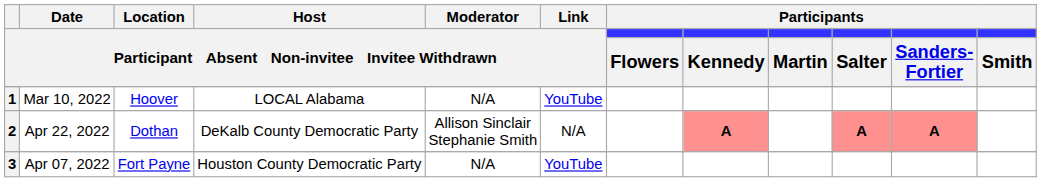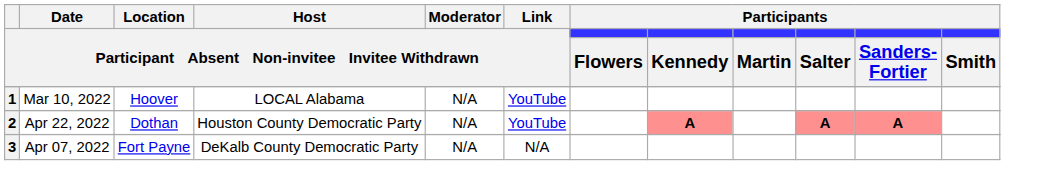(309, 131) DeKalb County Democratic Party -> (309, 123) Houston County Democratic Party
(483, 131) Allison Sinclair Stephanie Smith -> (465, 123) N/A
(573, 131) N/A -> (537, 123) YouTube
(309, 164) Houston County Democratic Party -> (309, 147) DeKalb County Democratic Party
(573, 164) YouTube -> (537, 147) N/A
